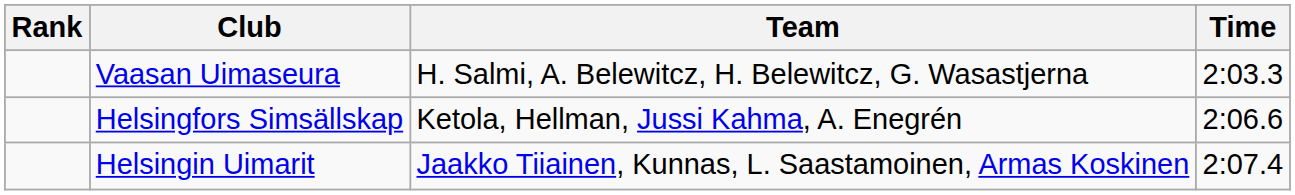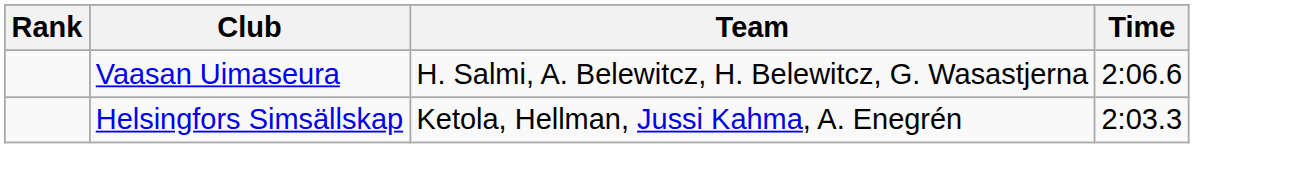(1243, 73) 2:03.3 -> (1142, 73) 2:06.6
(1243, 119) 2:06.6 -> (1142, 119) 2:03.3
- row: (205, 165)
